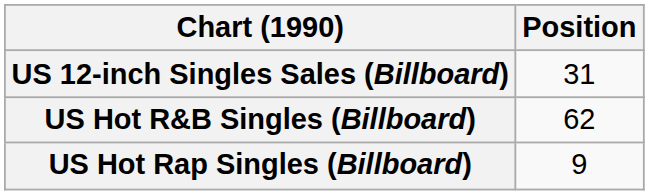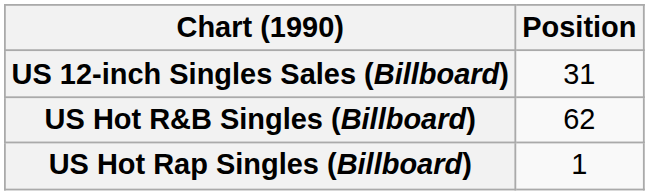(579, 165) 9 -> (579, 165) 1
